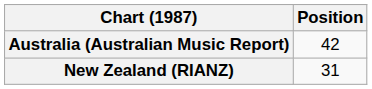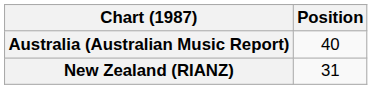(330, 44) 42 -> (330, 44) 40
